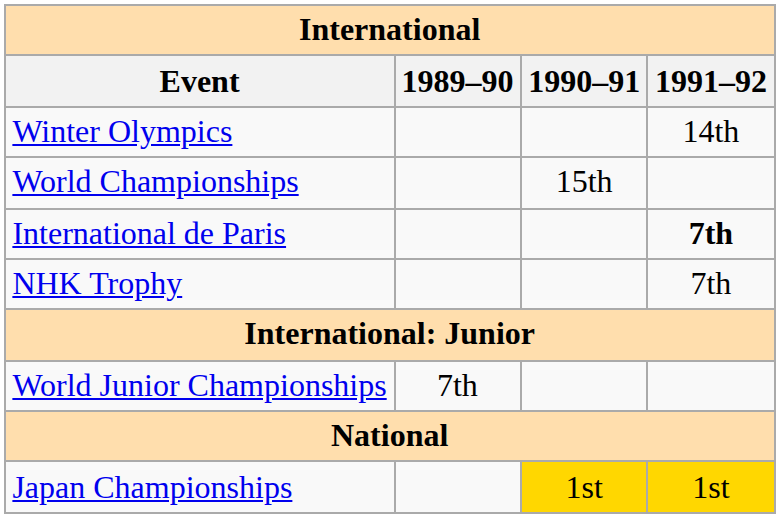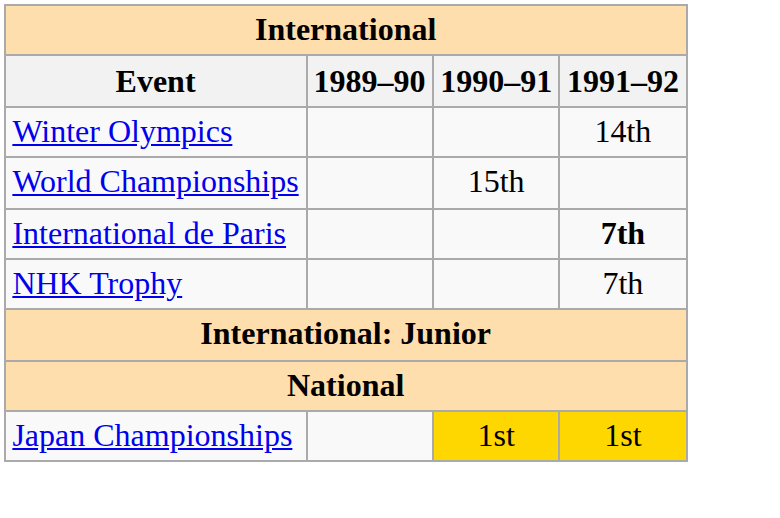- row: (200, 385)
